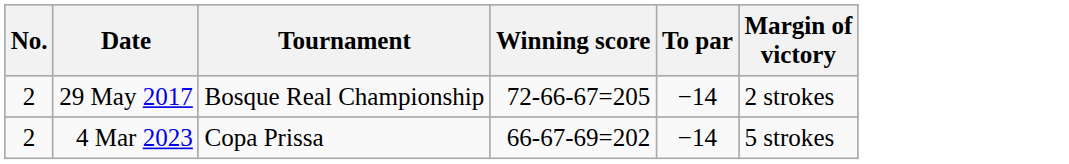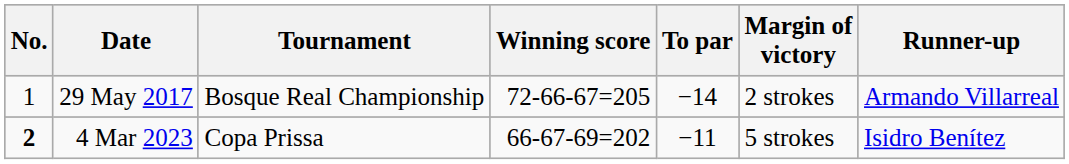+ column: (961, 40)
(29, 96) 2 -> (29, 96) 1
(29, 137) normal -> (29, 137) bold
(697, 137) −14 -> (697, 137) −11
